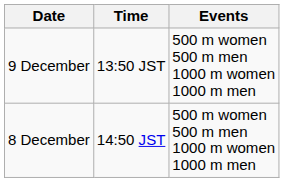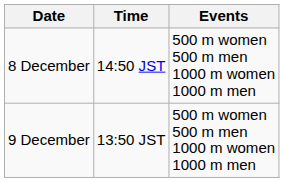rows swapped: (49, 140) <-> (49, 65)
